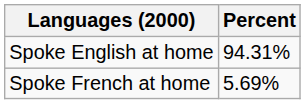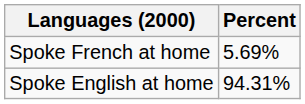rows swapped: (111, 52) <-> (110, 84)
